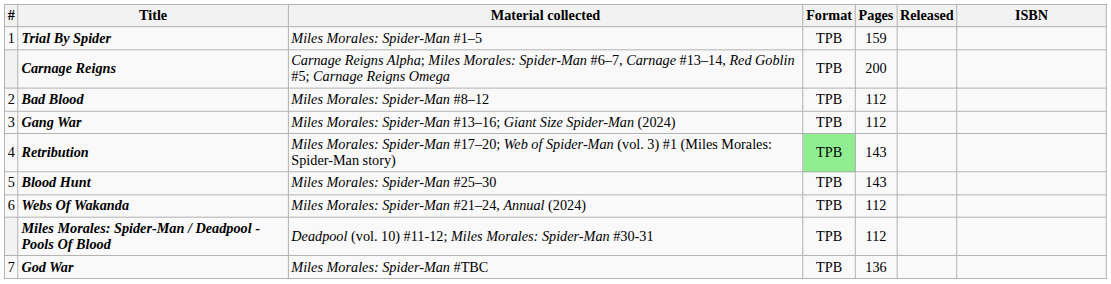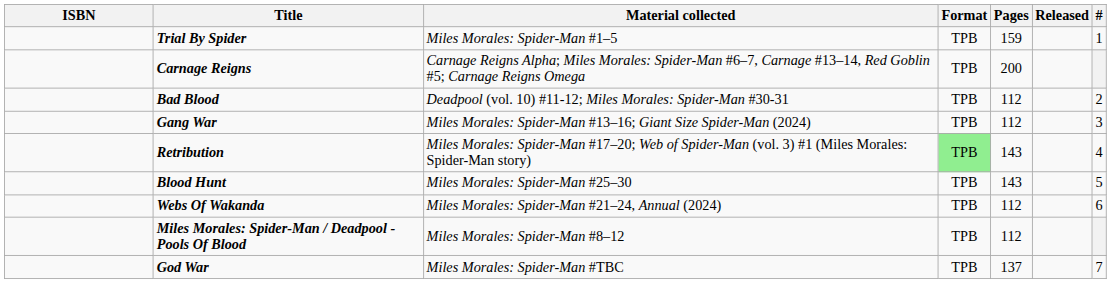columns swapped: (11, 15) <-> (1032, 15)
(390, 99) Miles Morales: Spider-Man #8–12 -> (608, 99) Deadpool (vol. 10) #11-12; Miles Morales: Spider-Man #30-31
(472, 236) Deadpool (vol. 10) #11-12; Miles Morales: Spider-Man #30-31 -> (525, 236) Miles Morales: Spider-Man #8–12
(876, 267) 136 -> (1011, 267) 137
